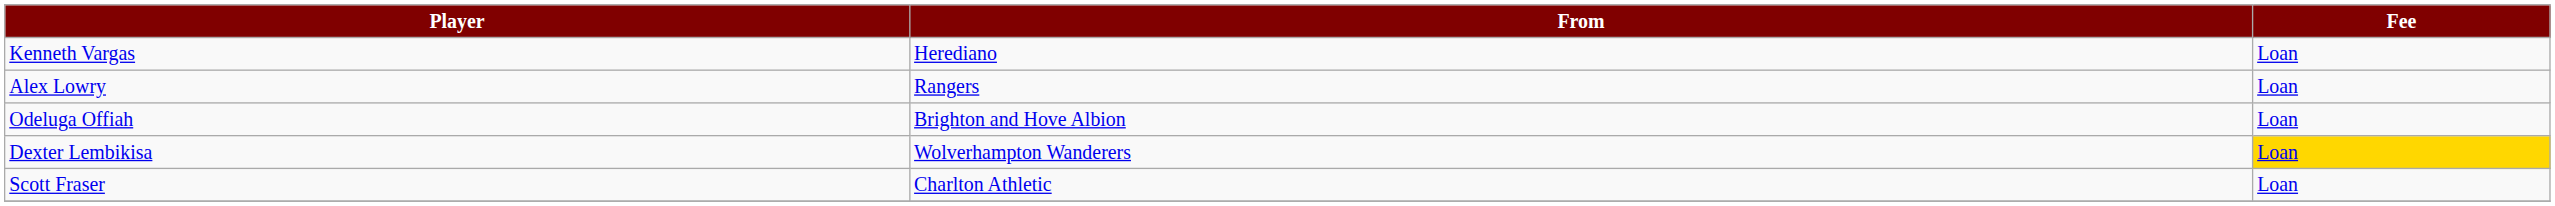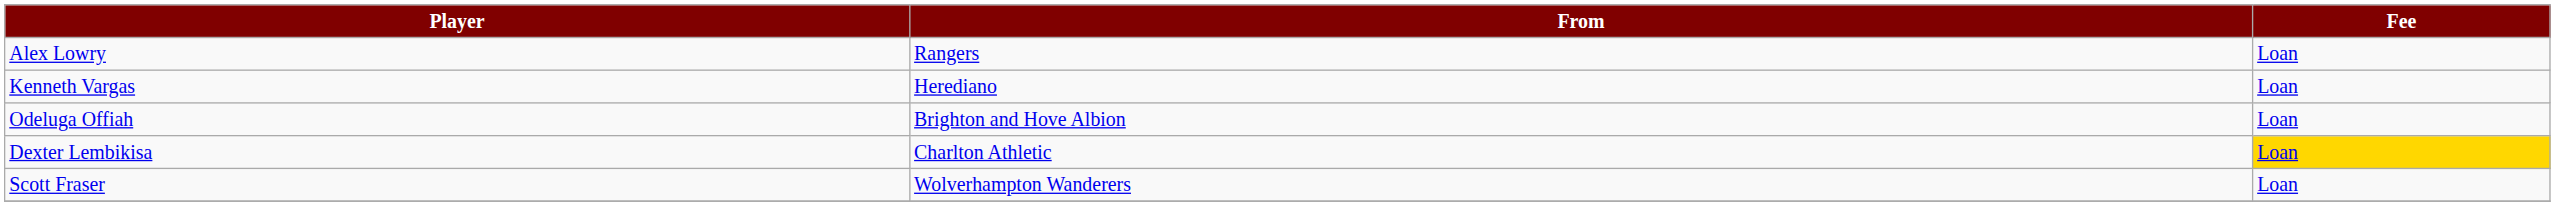rows swapped: (58, 86) <-> (72, 53)
(1023, 152) Wolverhampton Wanderers -> (983, 152) Charlton Athletic
(983, 185) Charlton Athletic -> (1023, 185) Wolverhampton Wanderers
